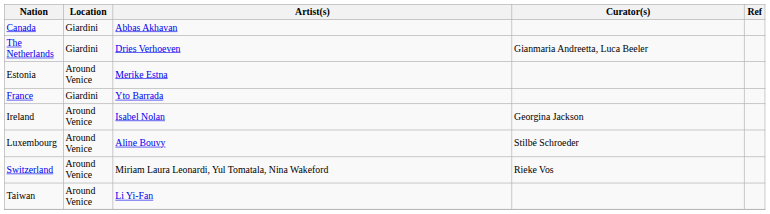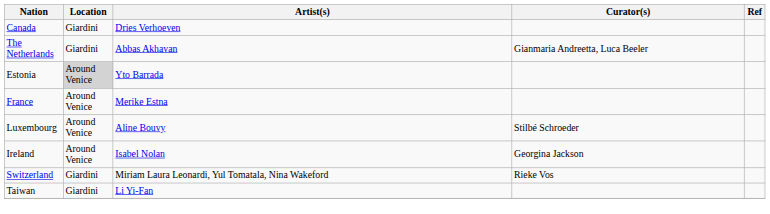(146, 27) Abbas Akhavan -> (148, 27) Dries Verhoeven
(148, 48) Dries Verhoeven -> (146, 48) Abbas Akhavan
(80, 75) no background -> (80, 75) lightgrey background
(141, 75) Merike Estna -> (139, 75) Yto Barrada
(82, 96) Giardini -> (80, 101) Around Venice
(139, 96) Yto Barrada -> (141, 101) Merike Estna
rows swapped: (32, 143) <-> (20, 117)
(80, 170) Around Venice -> (82, 175) Giardini
(80, 196) Around Venice -> (82, 190) Giardini
